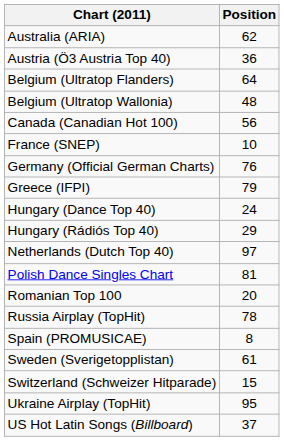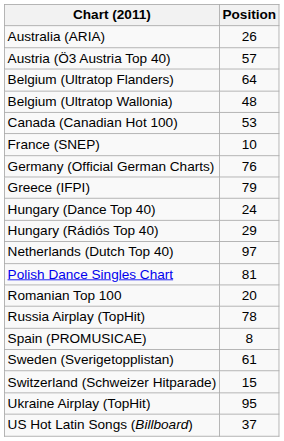(249, 36) 62 -> (249, 36) 26
(249, 58) 36 -> (249, 58) 57
(249, 123) 56 -> (249, 123) 53
